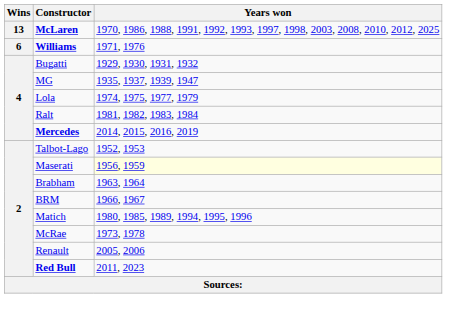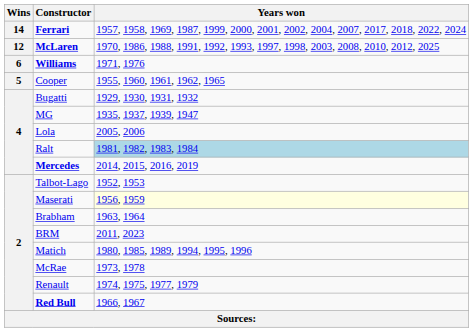+ row: (52, 30)
(19, 30) 13 -> (19, 47) 12
+ row: (51, 81)
(147, 98) 1974, 1975, 1977, 1979 -> (120, 132) 2005, 2006
(147, 115) no background -> (147, 149) lightblue background
(120, 200) 1966, 1967 -> (120, 234) 2011, 2023
(120, 251) 2005, 2006 -> (147, 285) 1974, 1975, 1977, 1979
(120, 268) 2011, 2023 -> (120, 302) 1966, 1967
